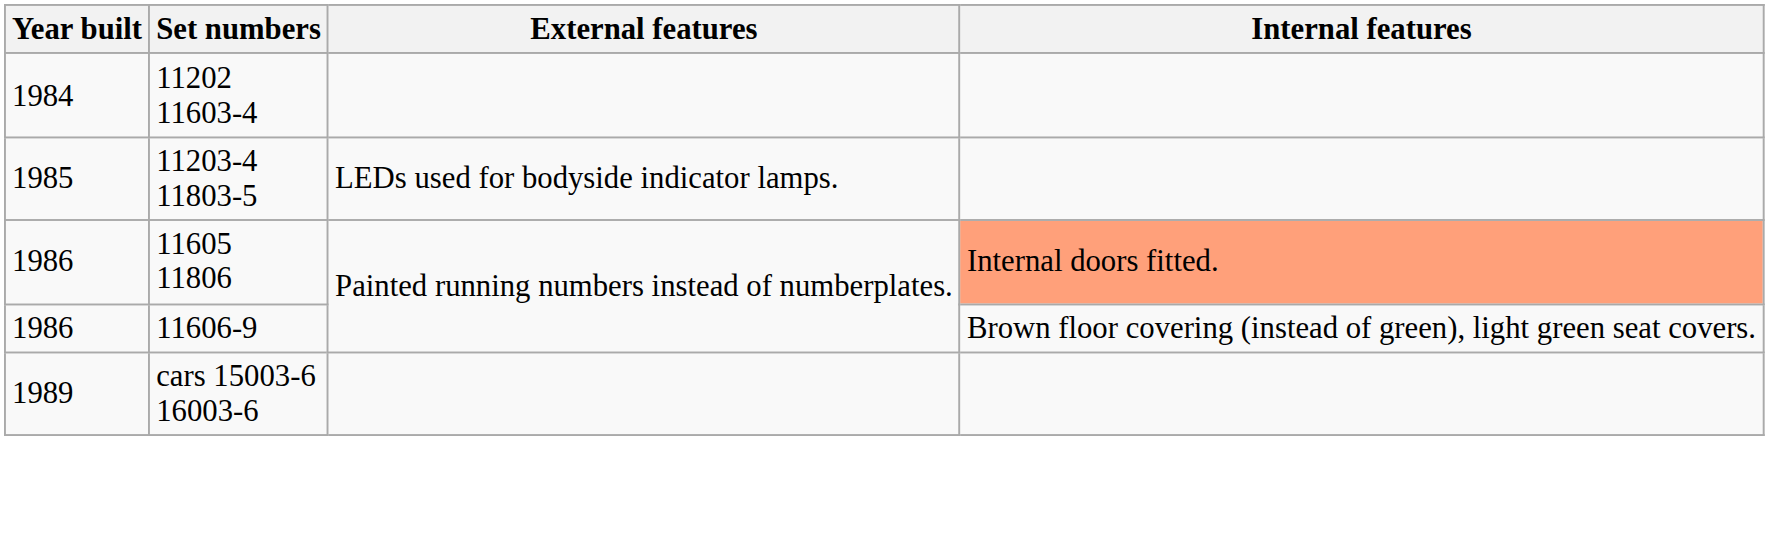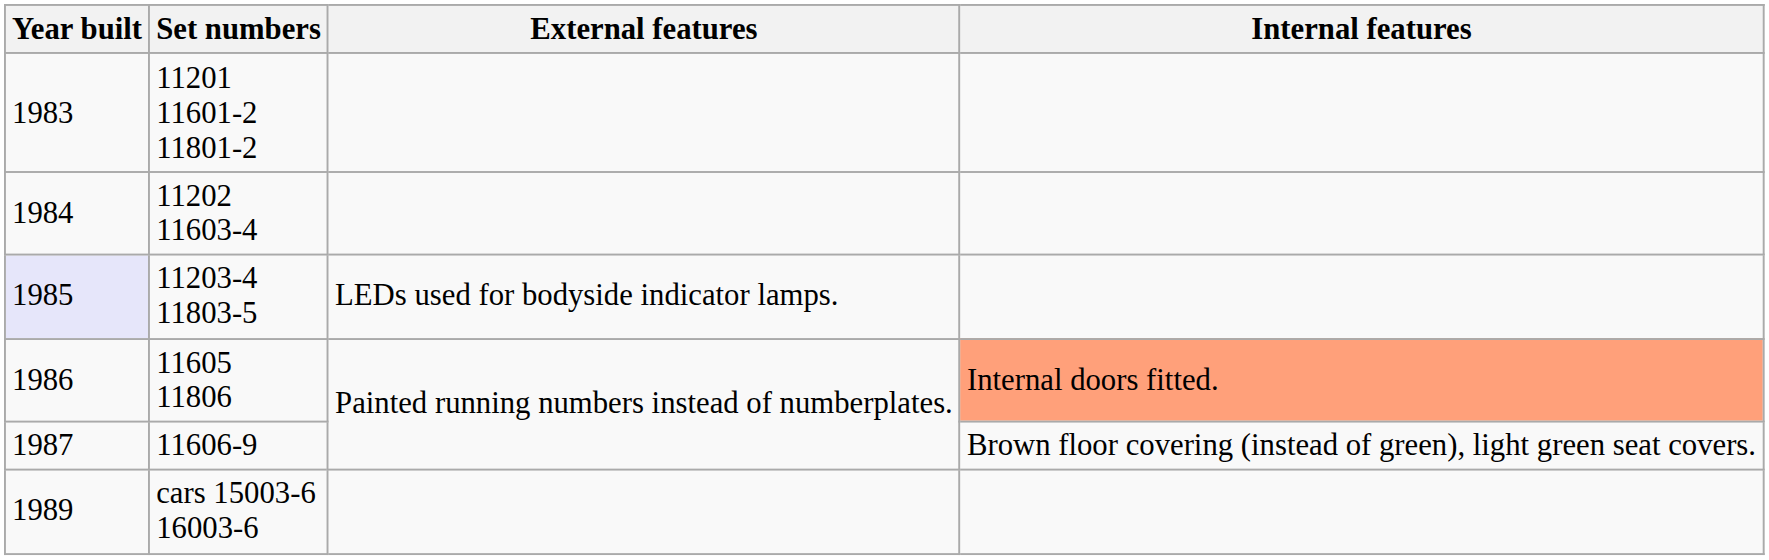+ row: (207, 112)
(43, 178) no background -> (43, 295) lavender background
(43, 327) 1986 -> (43, 445) 1987
